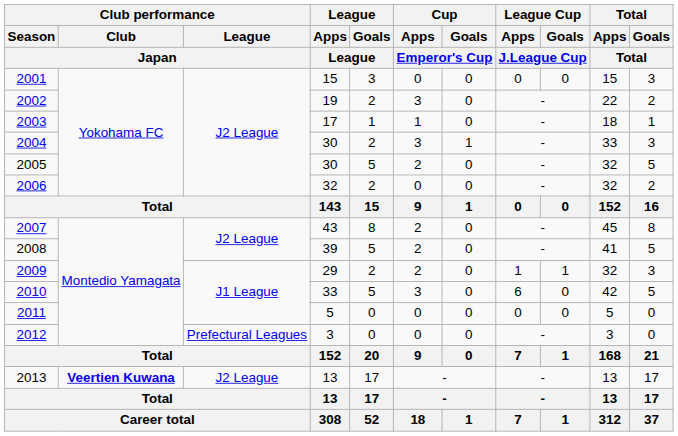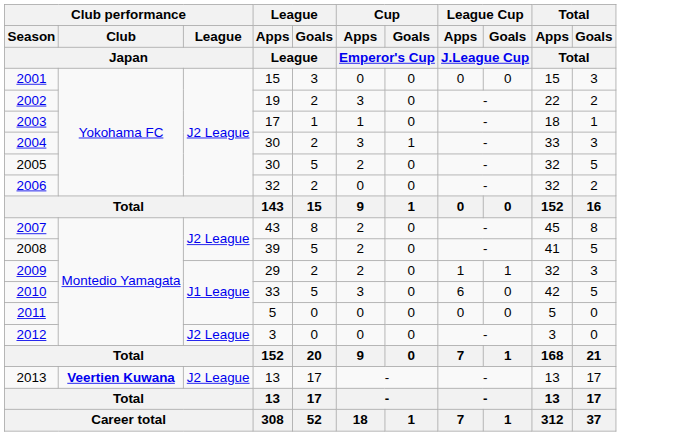(247, 334) Prefectural Leagues -> (218, 334) J2 League
